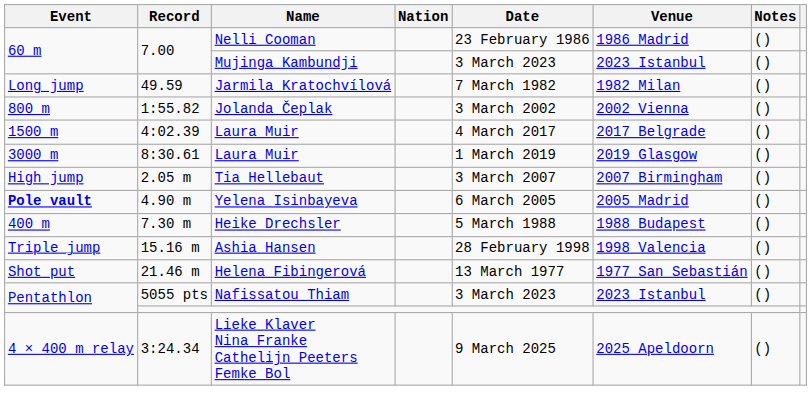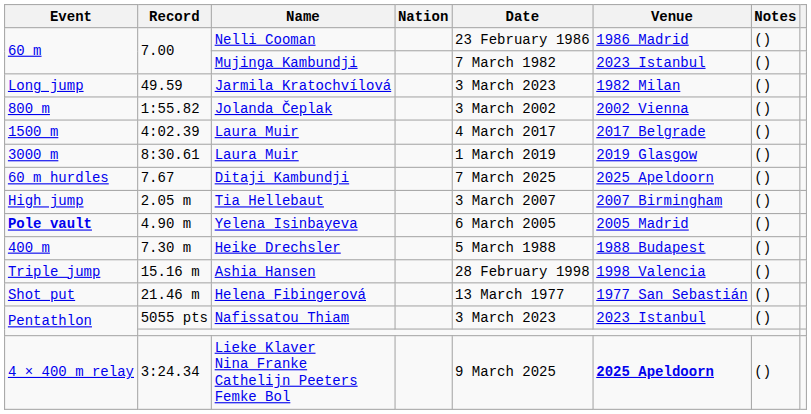(505, 62) 3 March 2023 -> (505, 62) 7 March 1982
(505, 85) 7 March 1982 -> (505, 85) 3 March 2023
+ row: (158, 178)
(655, 349) normal -> (655, 372) bold
